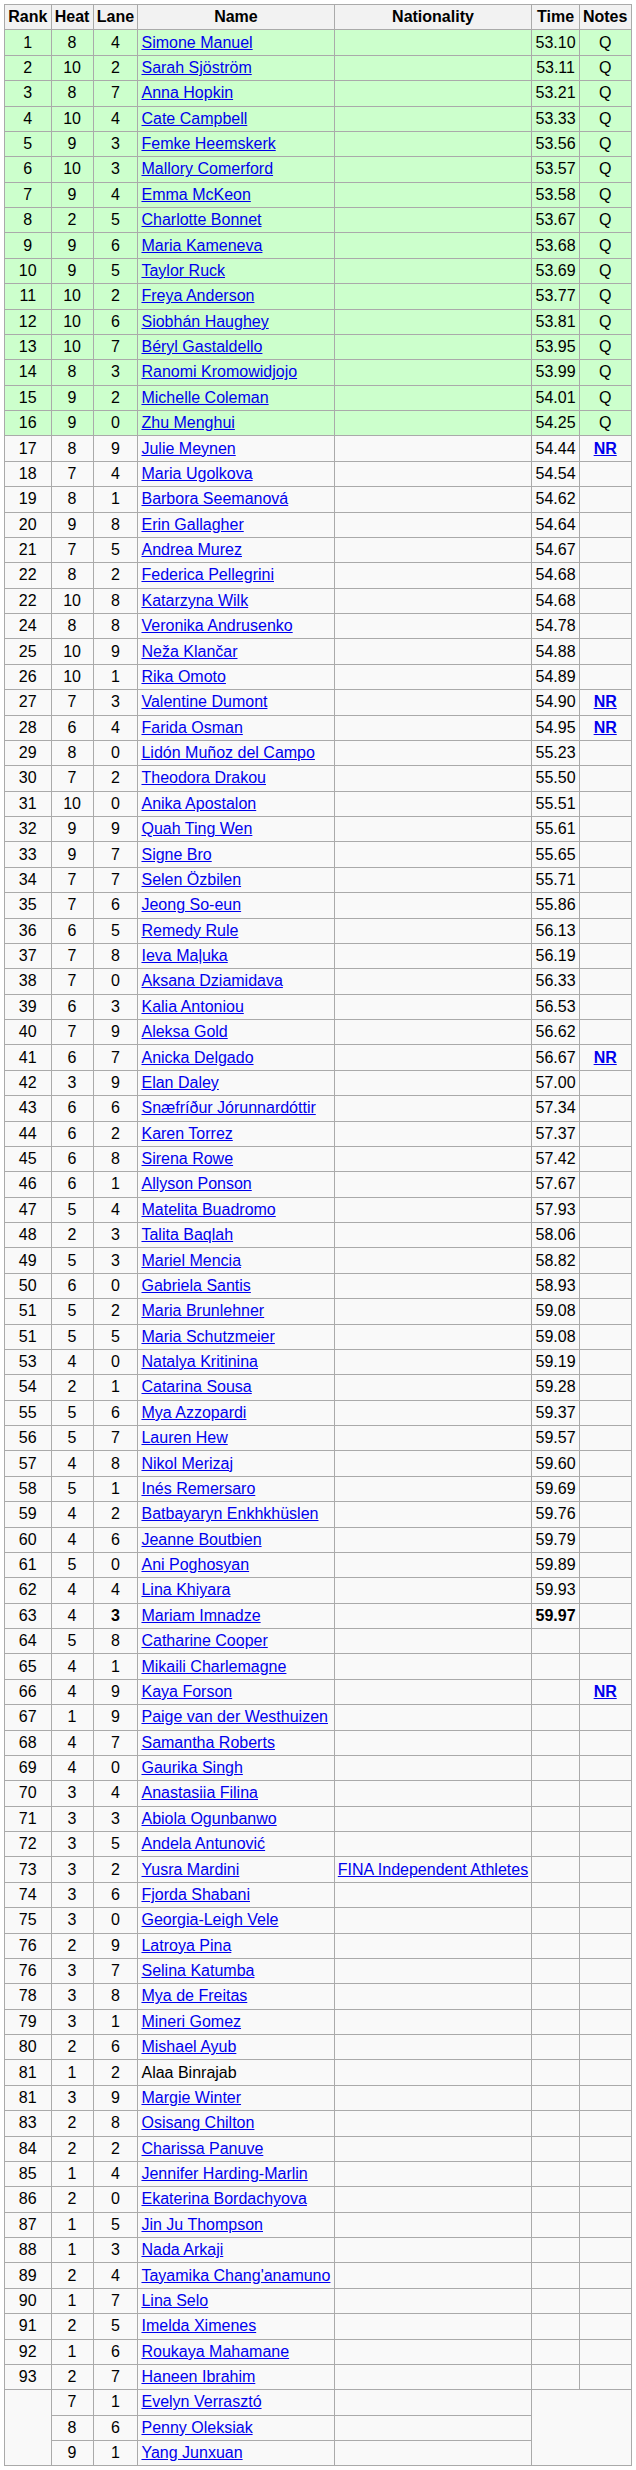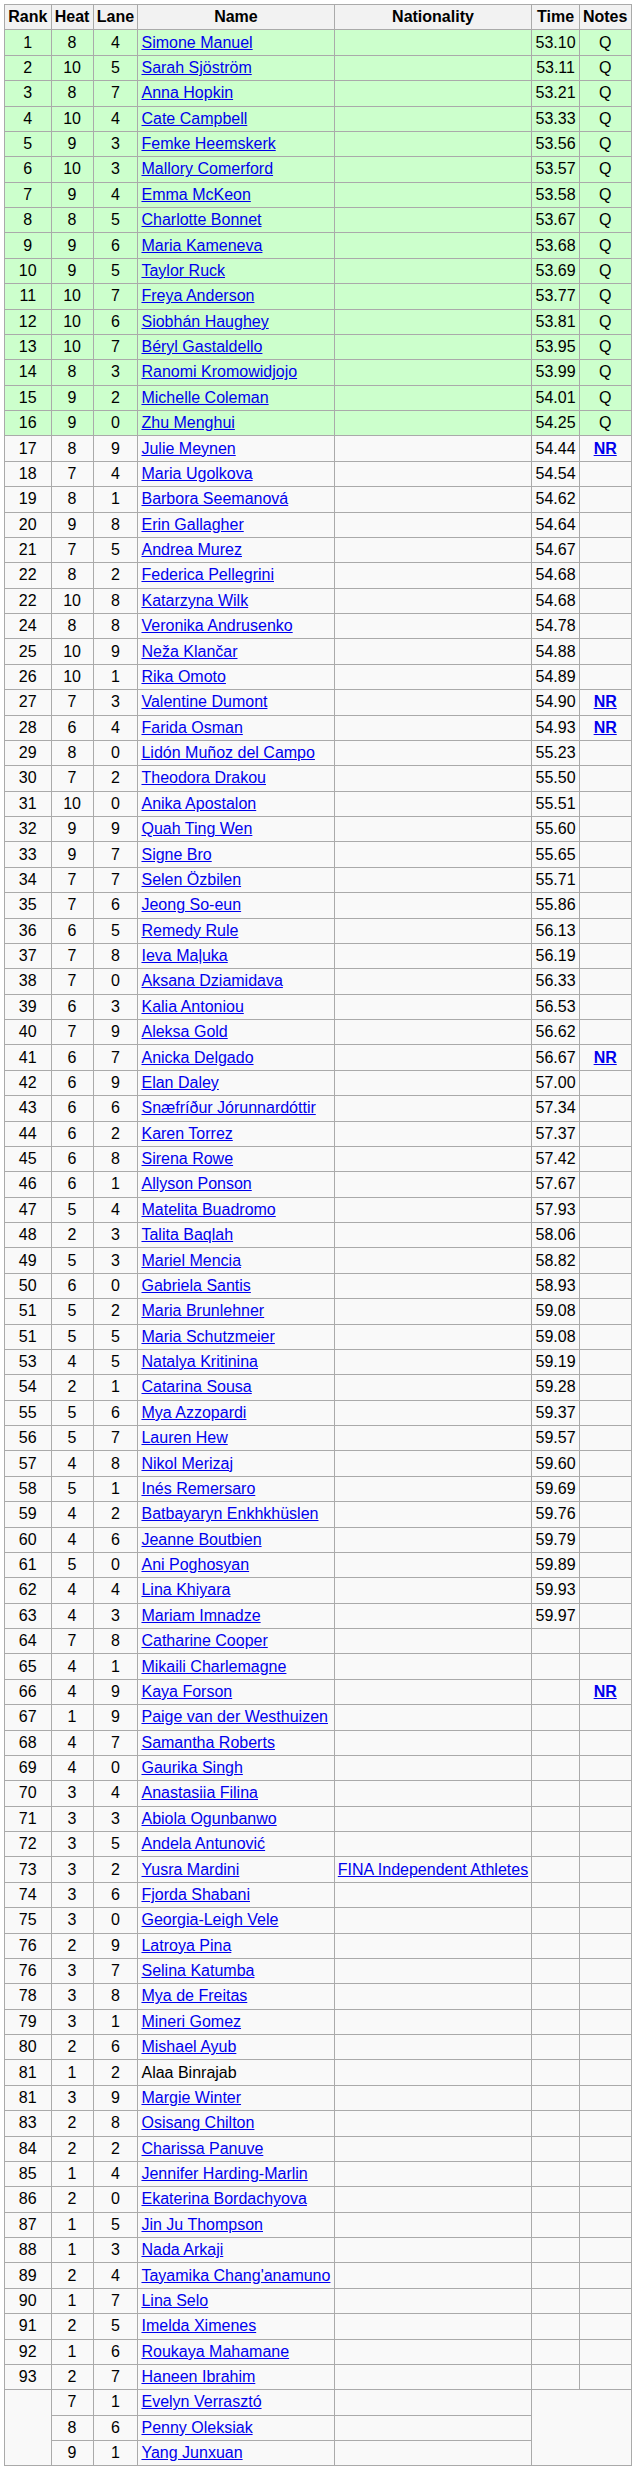(115, 67) 2 -> (115, 67) 5
(72, 220) 2 -> (72, 220) 8
(115, 296) 2 -> (115, 296) 7
(556, 727) 54.95 -> (556, 727) 54.93
(556, 829) 55.61 -> (556, 829) 55.60
(72, 1082) 3 -> (72, 1082) 6
(115, 1362) 0 -> (115, 1362) 5
(115, 1615) bold -> (115, 1615) normal
(556, 1615) bold -> (556, 1615) normal
(72, 1641) 5 -> (72, 1641) 7
